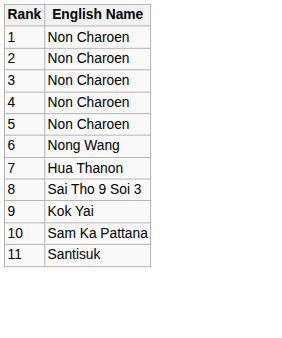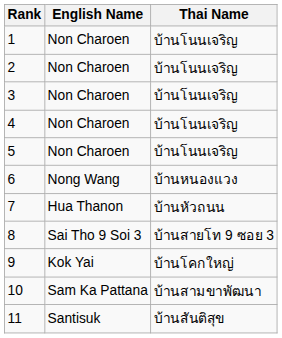+ column: (214, 15)
